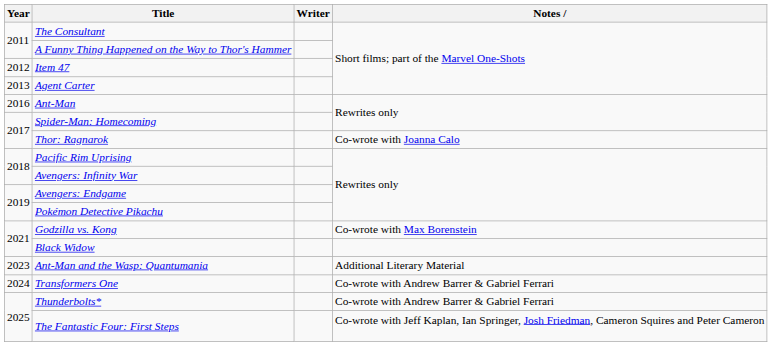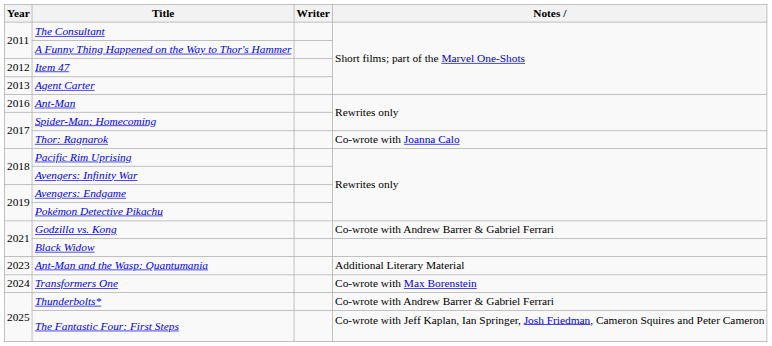(406, 229) Co-wrote with Max Borenstein -> (445, 229) Co-wrote with Andrew Barrer & Gabriel Ferrari
(445, 283) Co-wrote with Andrew Barrer & Gabriel Ferrari -> (406, 283) Co-wrote with Max Borenstein
